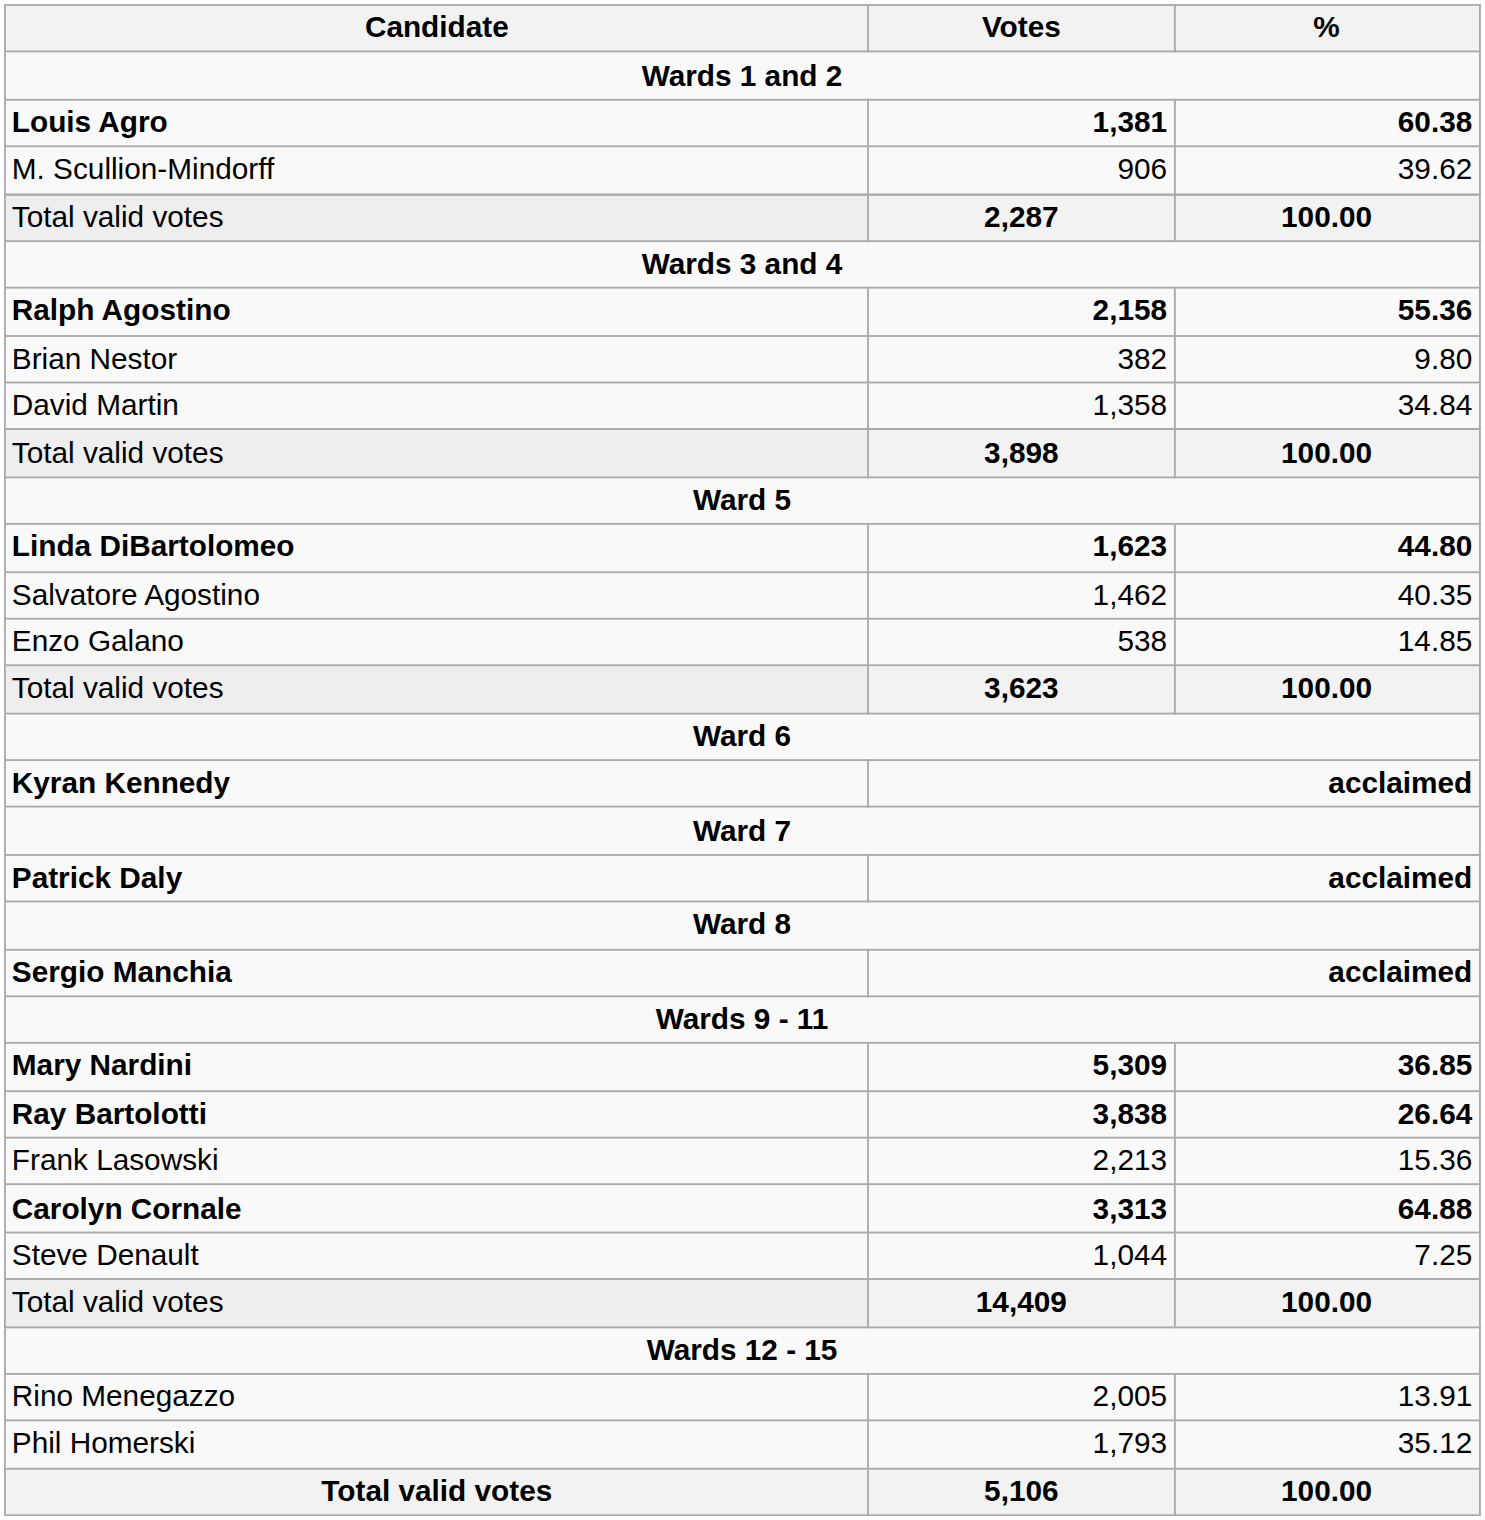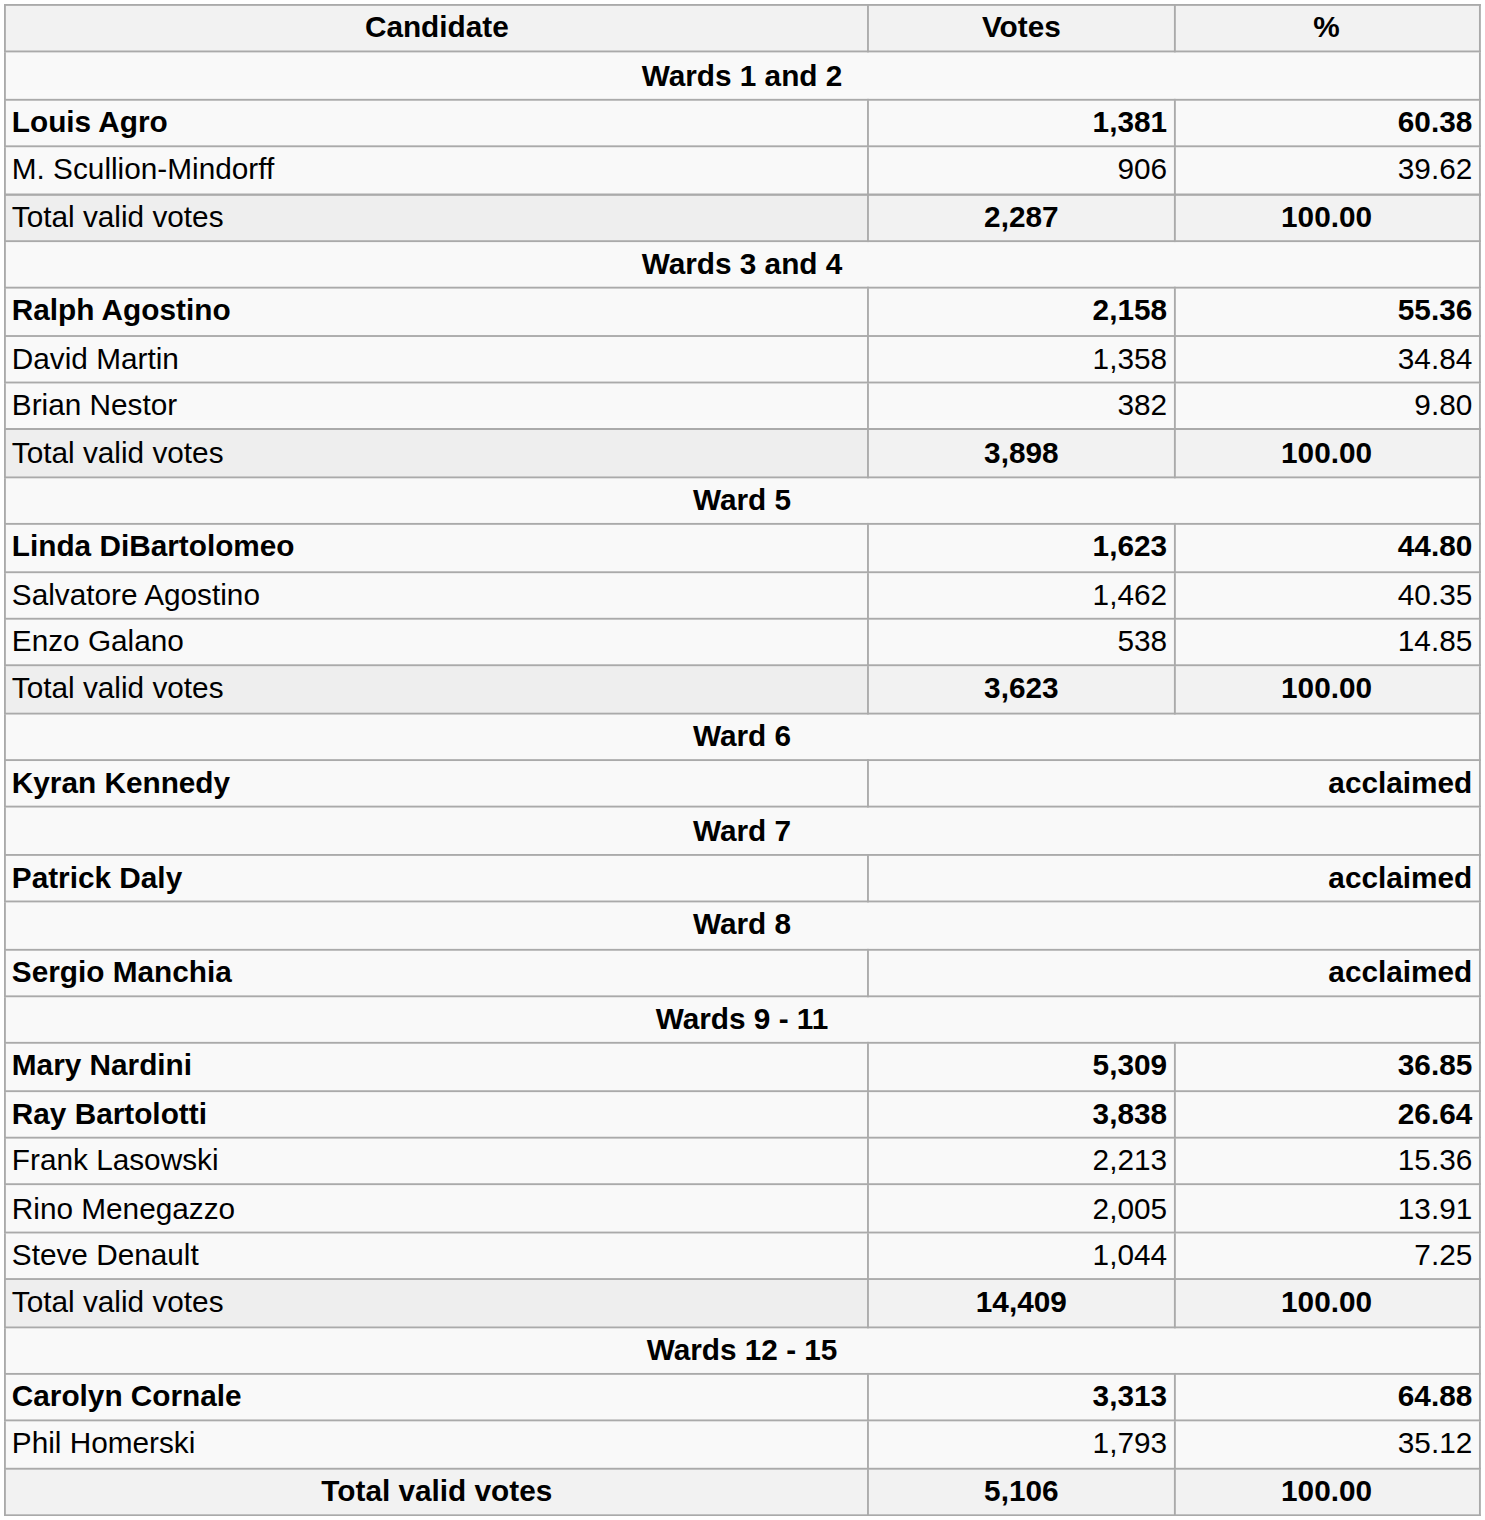rows swapped: (95, 405) <-> (94, 358)
rows swapped: (123, 1396) <-> (127, 1208)
